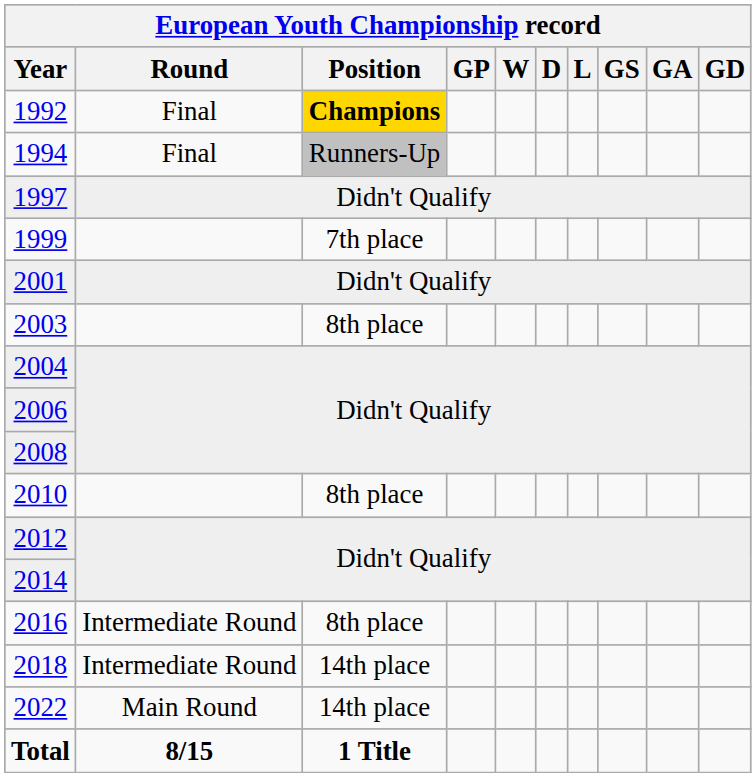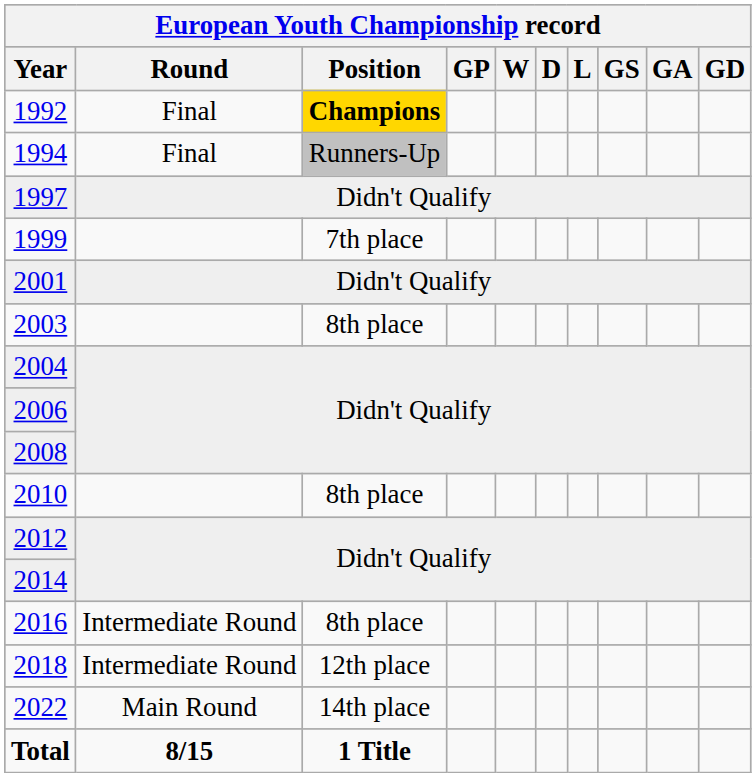(375, 665) 14th place -> (375, 665) 12th place
